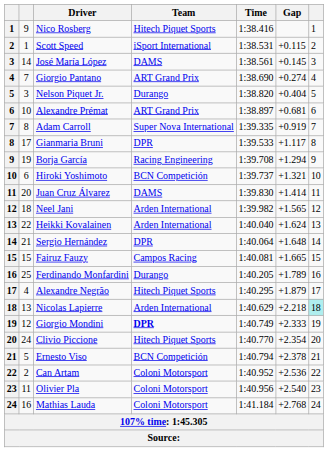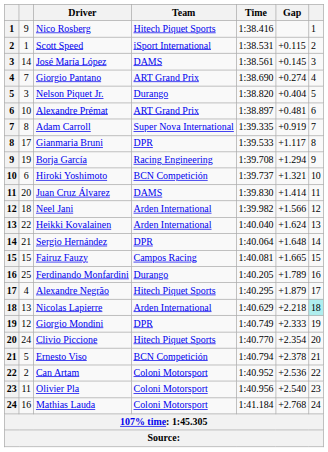(292, 110) +0.681 -> (292, 110) +0.481
(292, 208) +1.565 -> (292, 208) +1.566
(144, 323) bold -> (143, 323) normal
